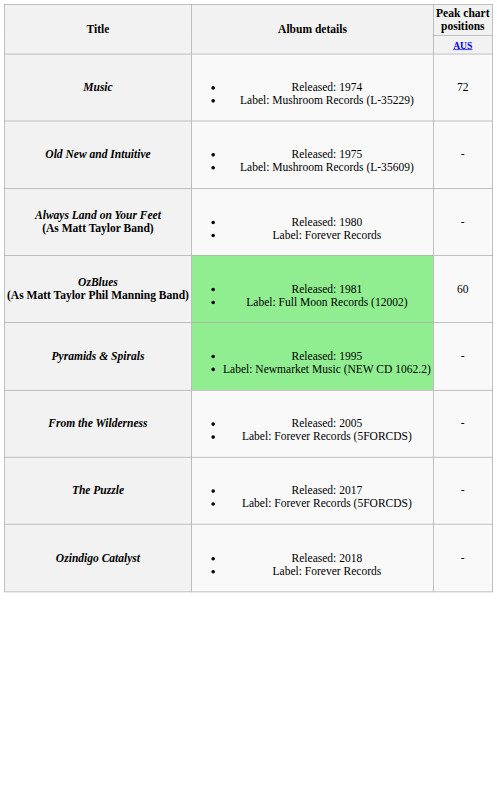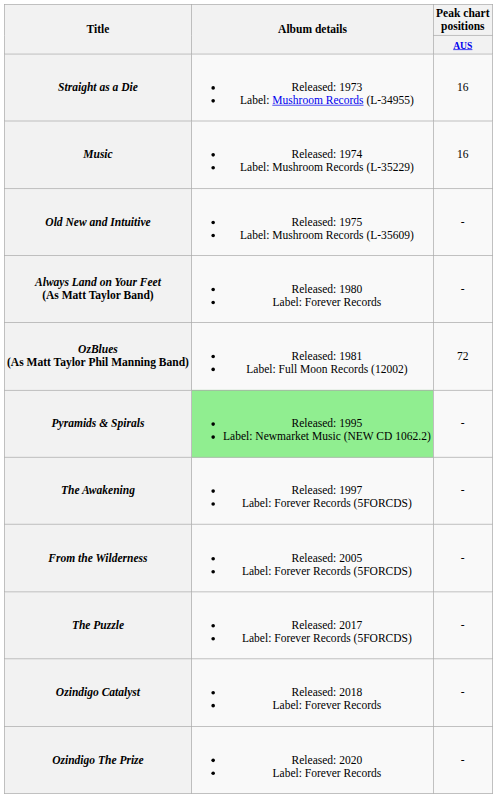+ row: (98, 87)
(463, 87) 72 -> (463, 154) 16
(312, 296) lightgreen background -> (312, 363) no background
(463, 289) 60 -> (463, 356) 72
+ row: (98, 490)
+ row: (98, 759)
